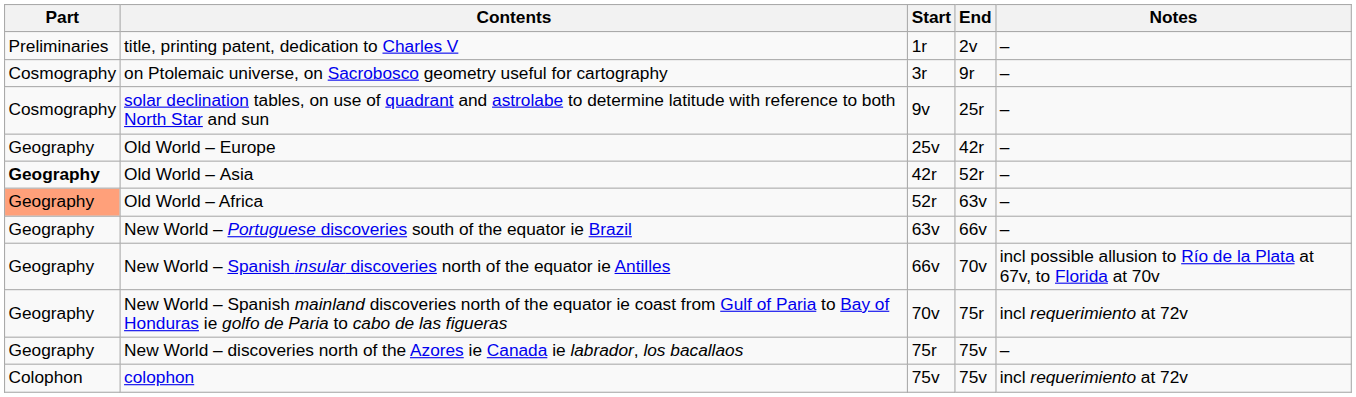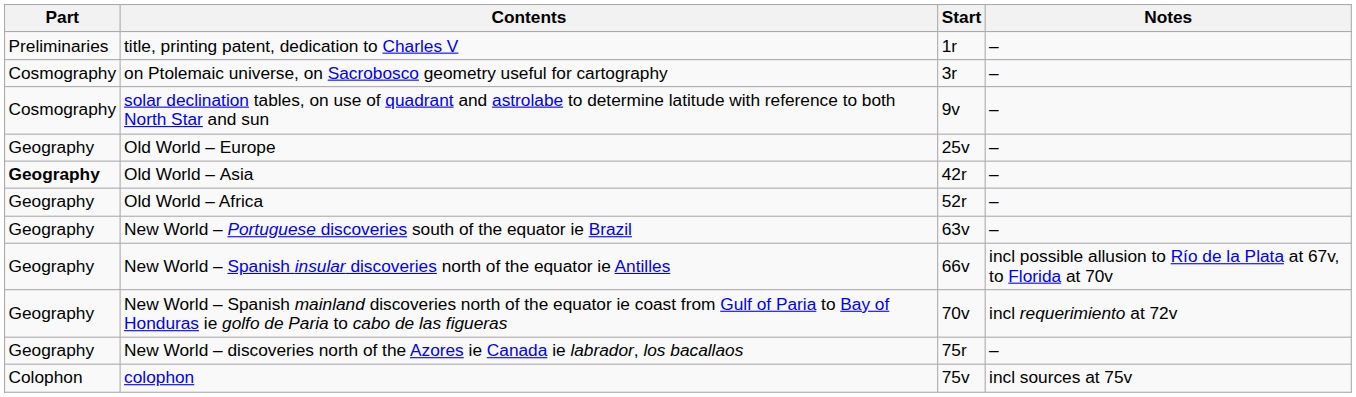- column: (975, 18)
(51, 202) lightsalmon background -> (51, 202) no background
(1094, 377) incl requerimiento at 72v -> (1061, 377) incl sources at 75v
